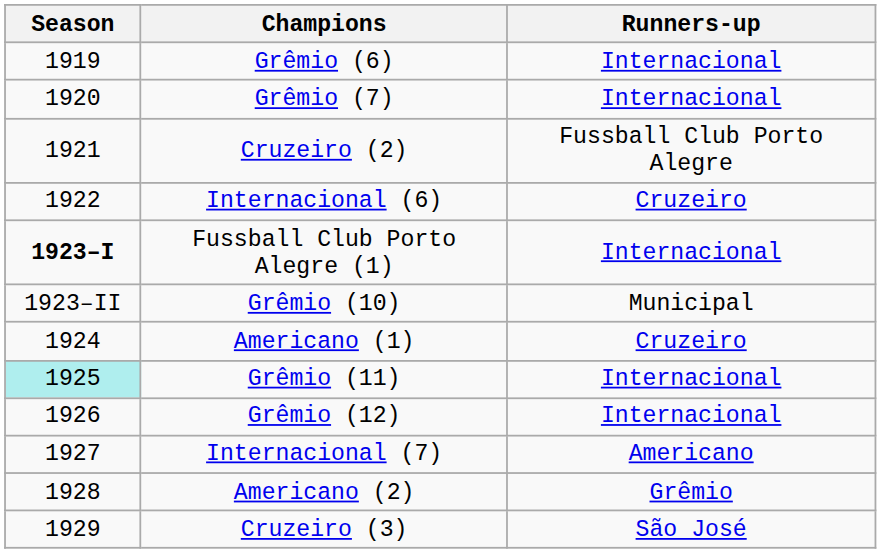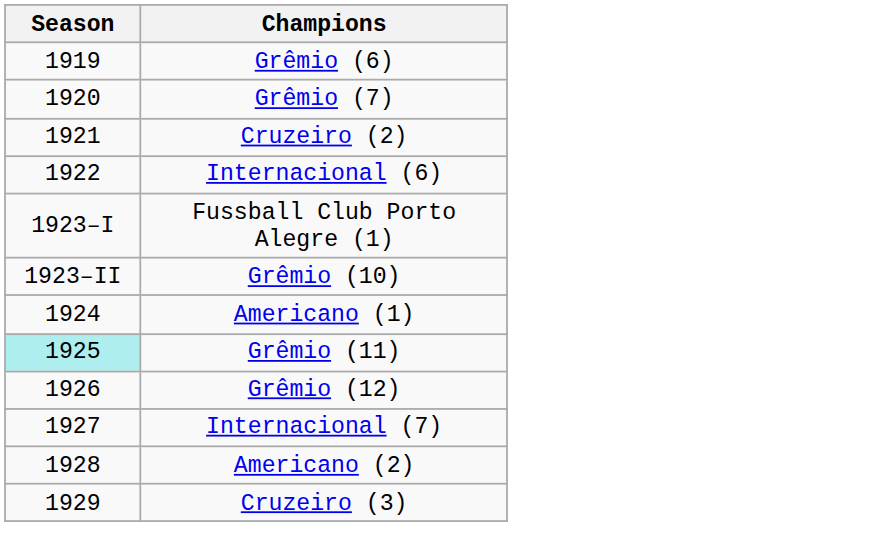- column: (691, 24)
(73, 252) bold -> (73, 226) normal
